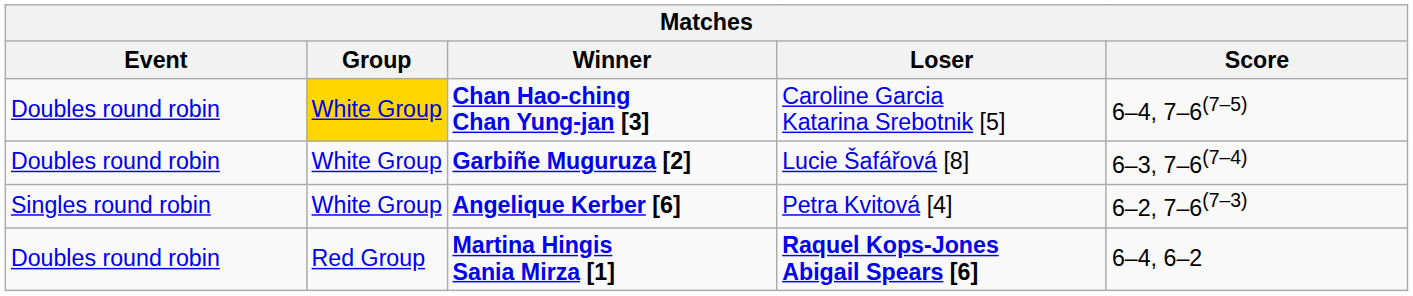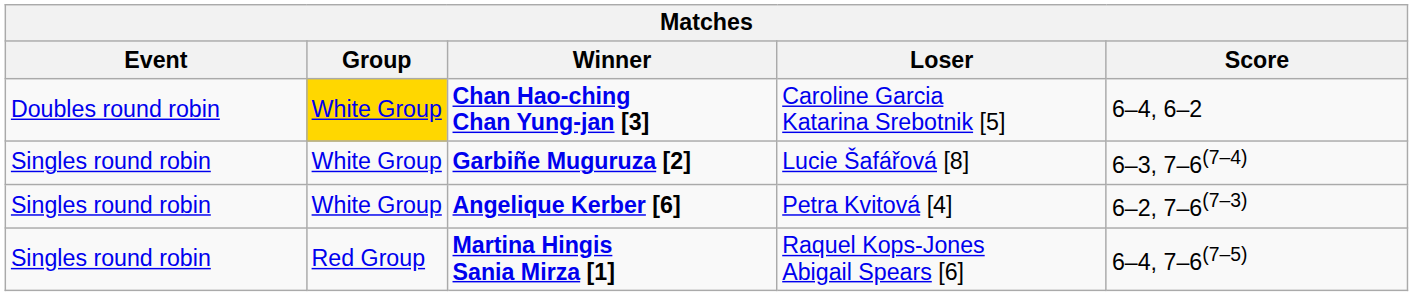(1180, 109) 6–4, 7–6(7–5) -> (1157, 109) 6–4, 6–2
(115, 162) Doubles round robin -> (111, 162) Singles round robin
(115, 258) Doubles round robin -> (111, 258) Singles round robin
(890, 258) bold -> (883, 258) normal
(1157, 258) 6–4, 6–2 -> (1180, 258) 6–4, 7–6(7–5)
